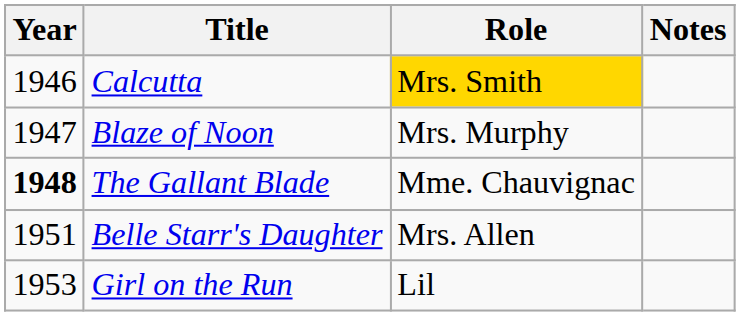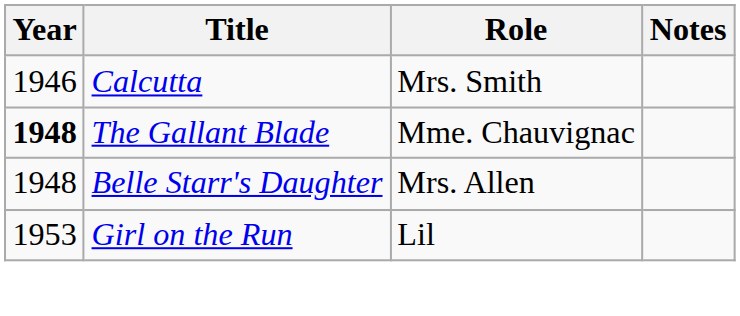(470, 81) gold background -> (470, 81) no background
- row: (183, 132)
(45, 234) 1951 -> (45, 183) 1948
